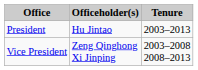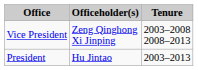rows swapped: (26, 29) <-> (37, 51)
